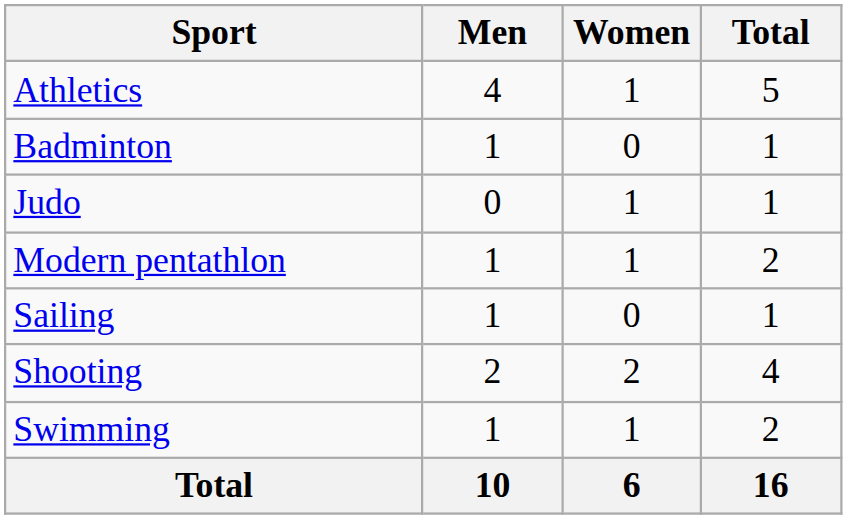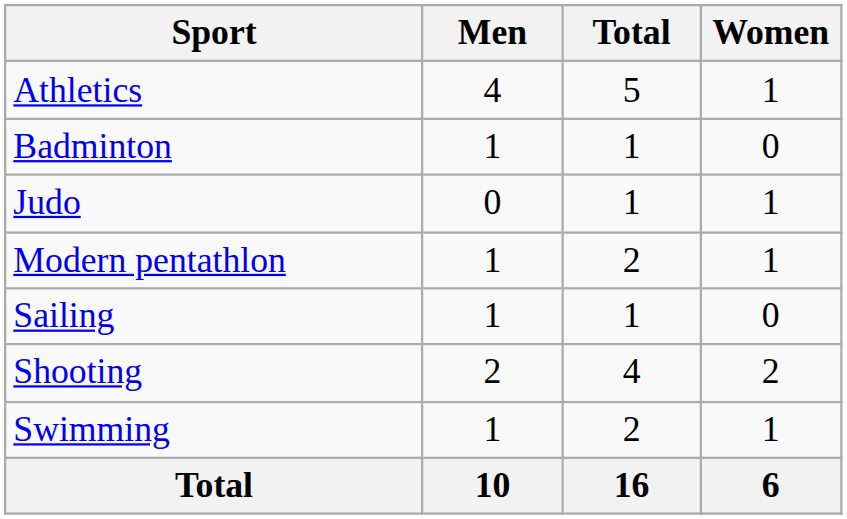columns swapped: (632, 32) <-> (771, 32)
